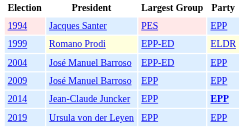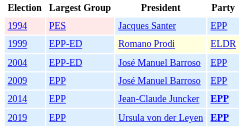columns swapped: (172, 7) <-> (92, 7)
(219, 117) normal -> (220, 117) bold
